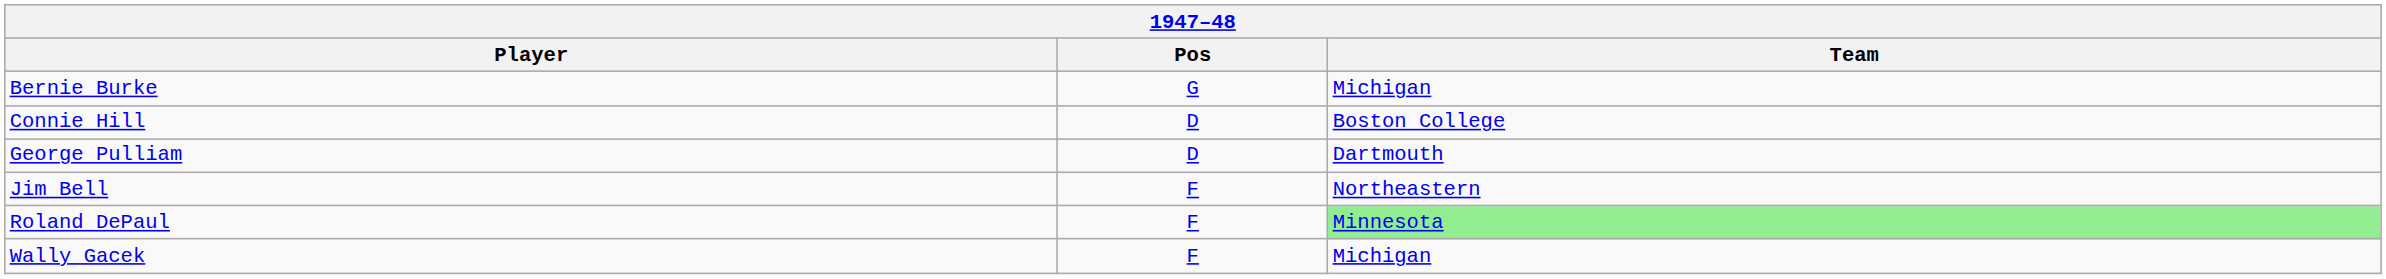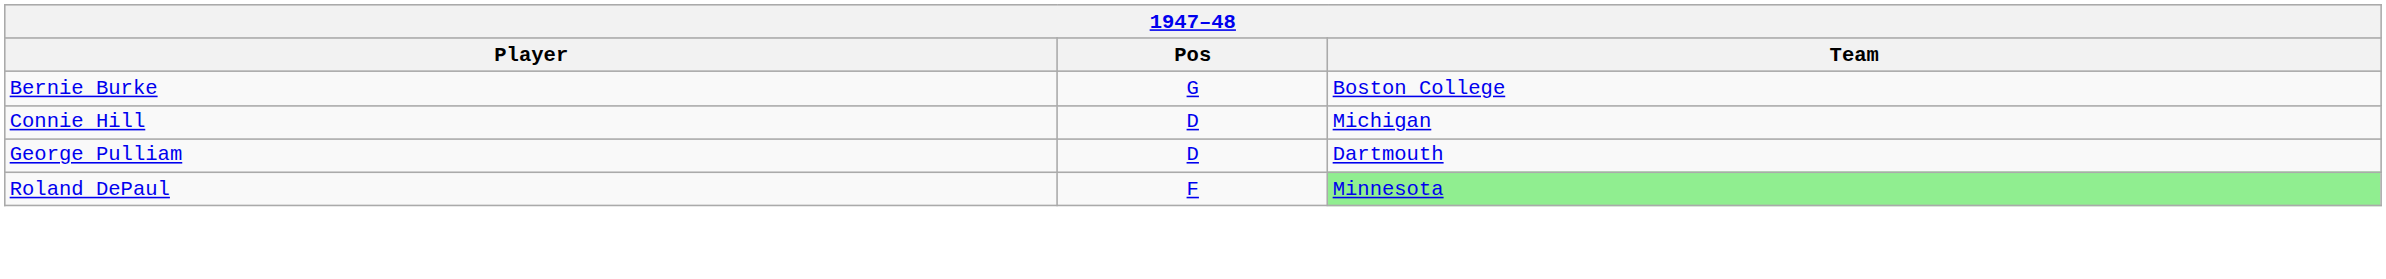(1382, 88) Michigan -> (1419, 88) Boston College
(1419, 122) Boston College -> (1382, 122) Michigan
- row: (59, 189)
- row: (77, 256)
